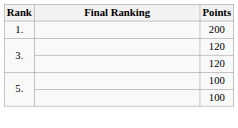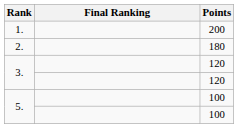+ row: (19, 47)
